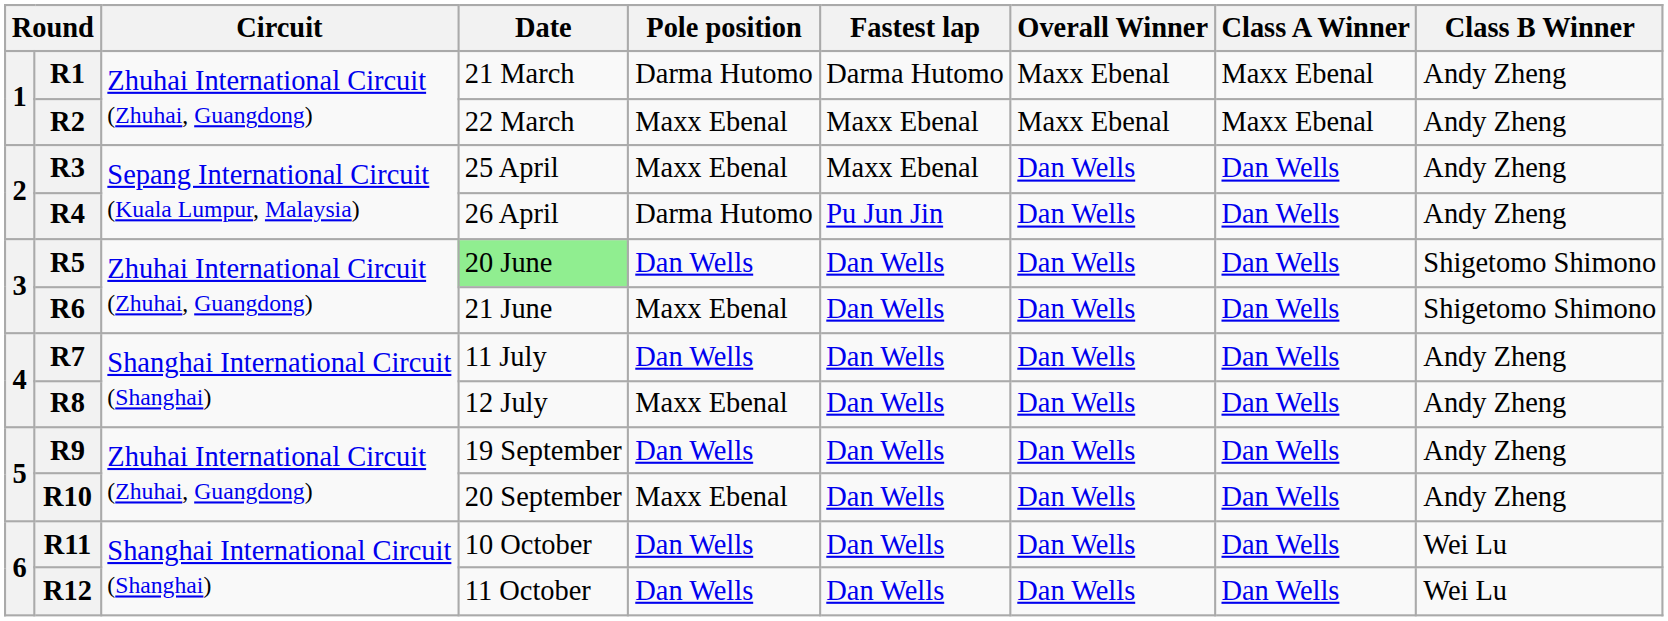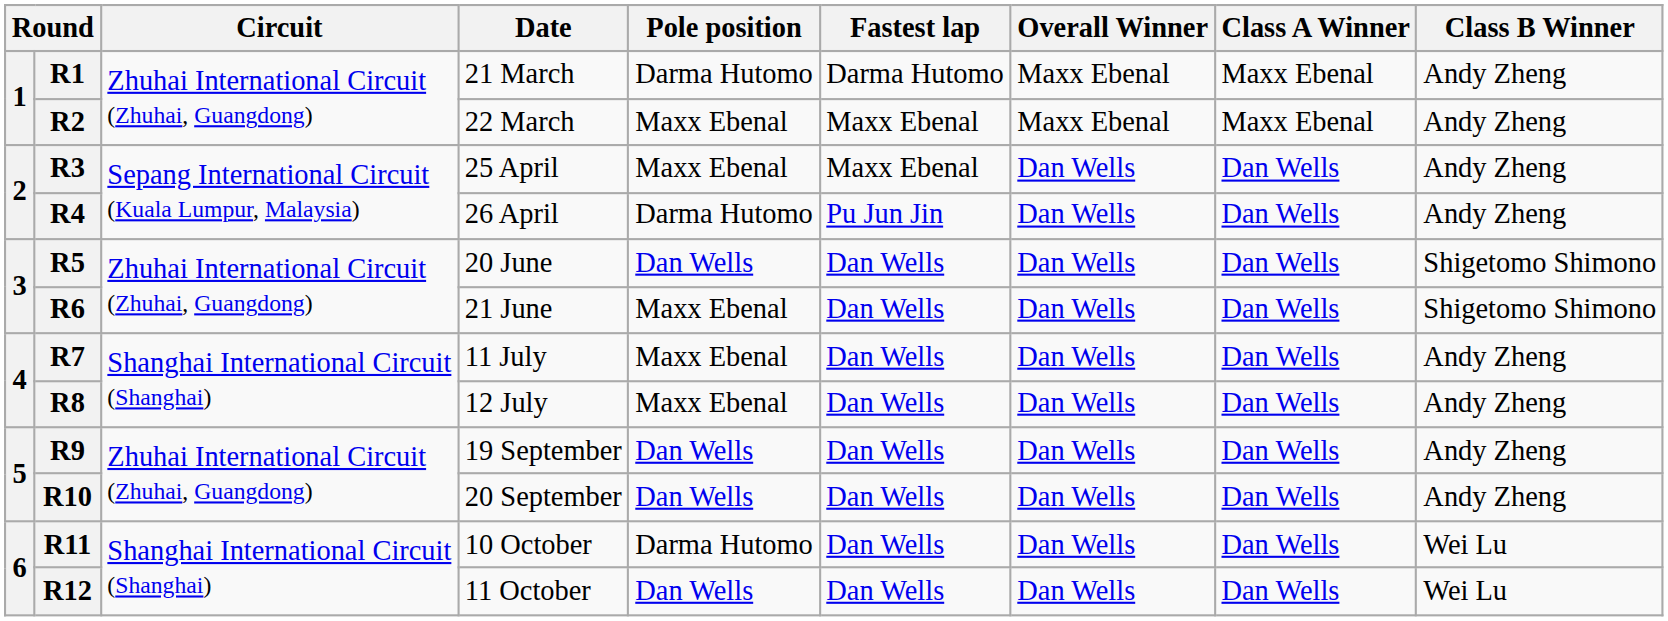(509, 262) lightgreen background -> (509, 262) no background
(694, 355) Dan Wells -> (711, 355) Maxx Ebenal
(711, 496) Maxx Ebenal -> (694, 496) Dan Wells
(694, 543) Dan Wells -> (724, 543) Darma Hutomo
